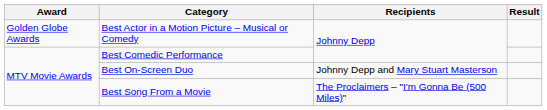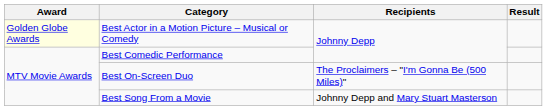(37, 33) no background -> (37, 33) lightyellow background
(407, 70) Johnny Depp and Mary Stuart Masterson -> (401, 76) The Proclaimers – "I'm Gonna Be (500 Miles)"
(401, 92) The Proclaimers – "I'm Gonna Be (500 Miles)" -> (407, 97) Johnny Depp and Mary Stuart Masterson
